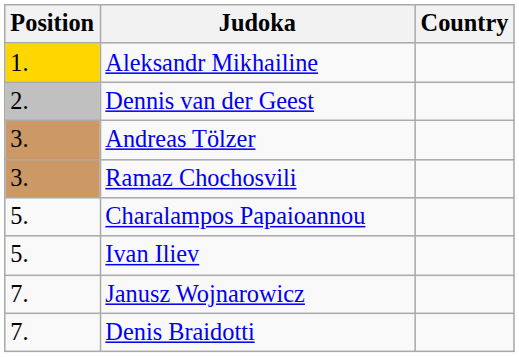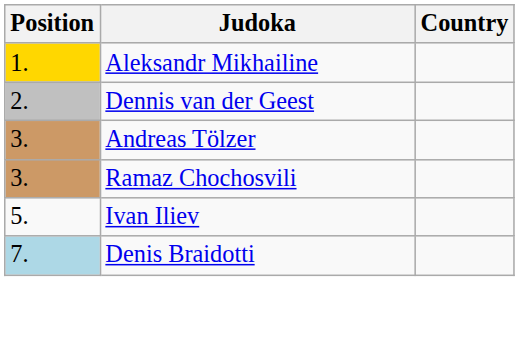- row: (235, 216)
- row: (205, 293)
(19, 332) no background -> (19, 255) lightblue background
